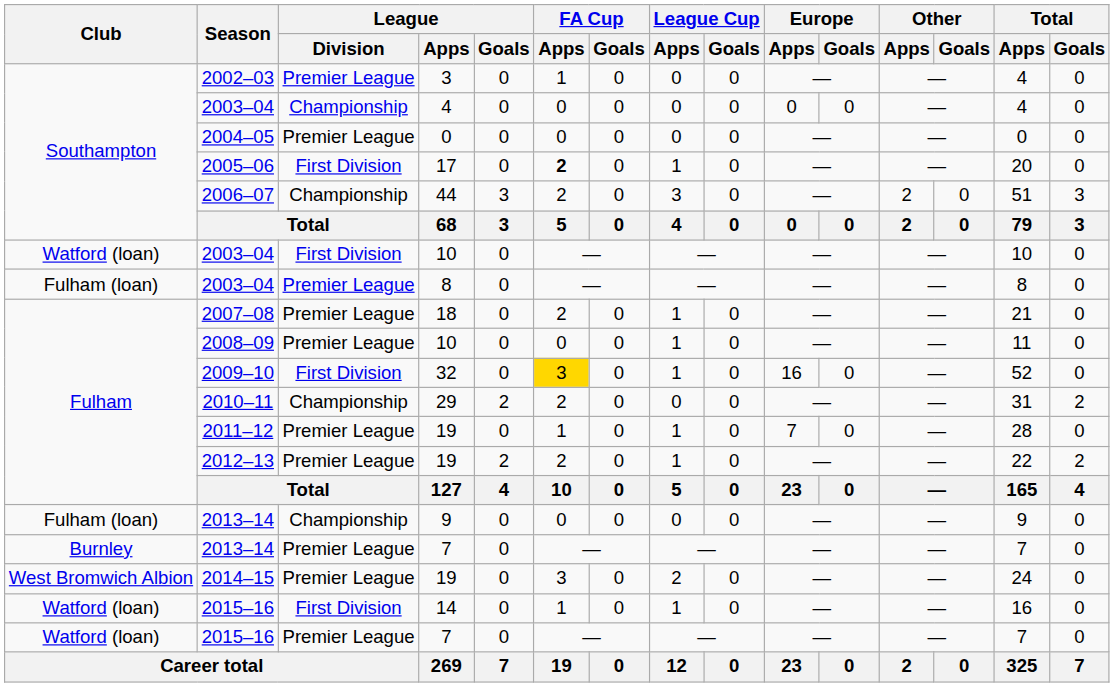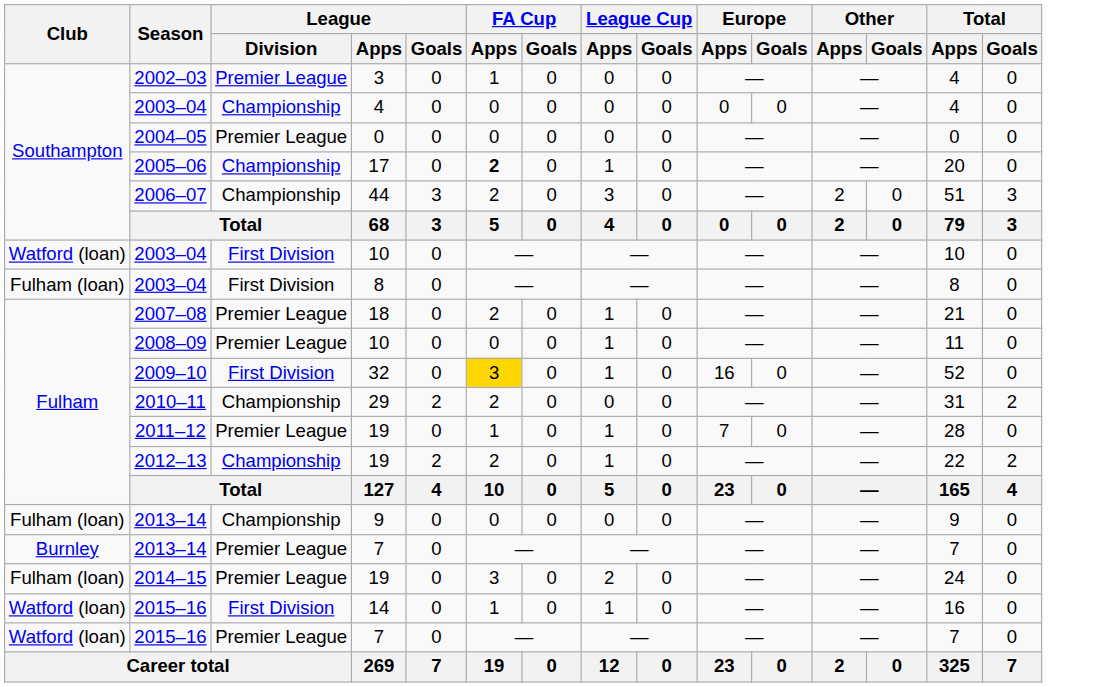(349, 166) First Division -> (281, 166) Championship
(349, 284) Premier League -> (281, 284) First Division
(349, 460) Premier League -> (281, 460) Championship
(101, 578) West Bromwich Albion -> (67, 578) Fulham (loan)
